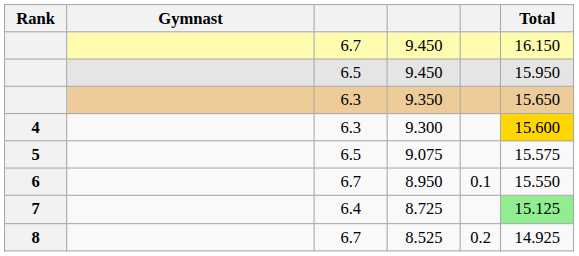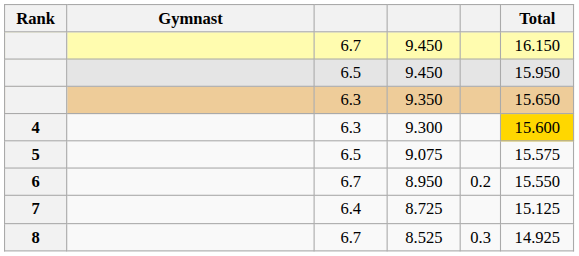(481, 182) 0.1 -> (481, 182) 0.2
(537, 209) lightgreen background -> (537, 209) no background
(481, 236) 0.2 -> (481, 236) 0.3
